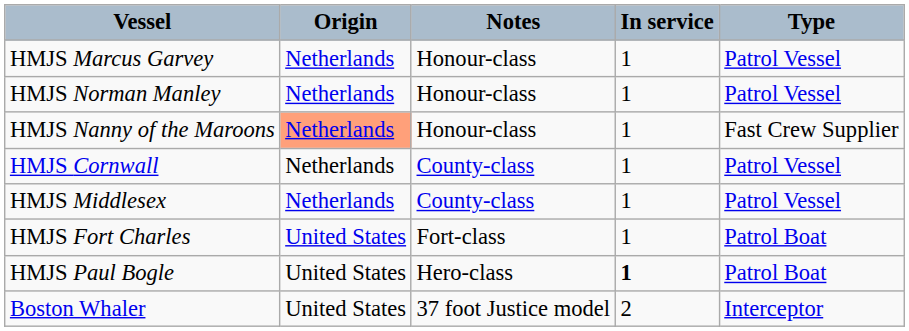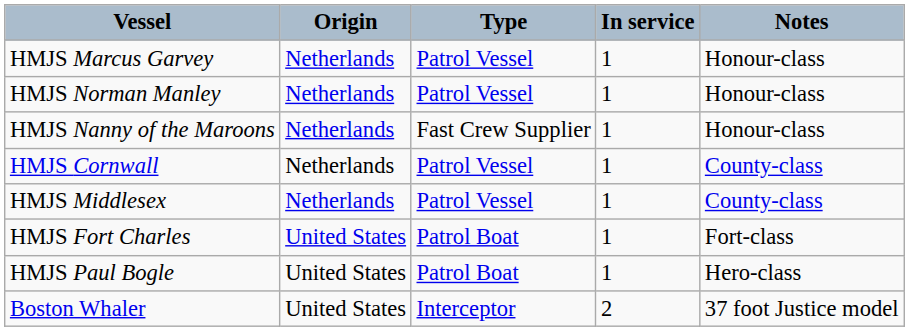columns swapped: (811, 22) <-> (513, 22)
(340, 129) lightsalmon background -> (340, 129) no background
(626, 272) bold -> (607, 272) normal
